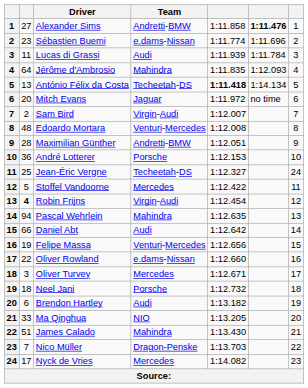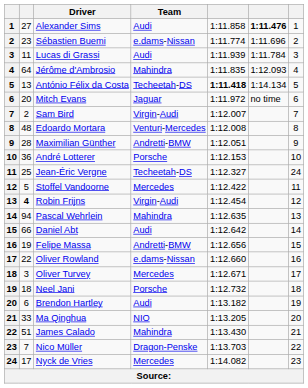(162, 26) Andretti-BMW -> (142, 26) Audi
(169, 244) Venturi-Mercedes -> (162, 244) Andretti-BMW
